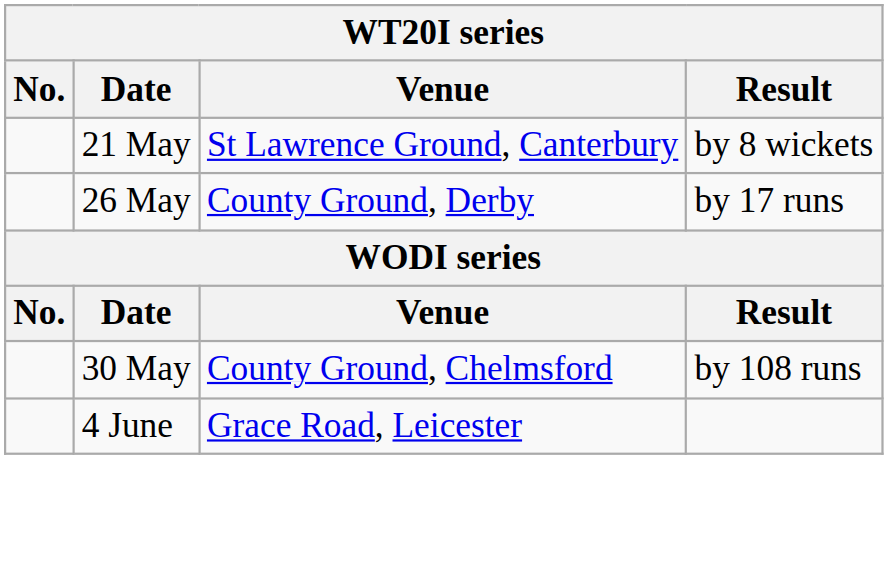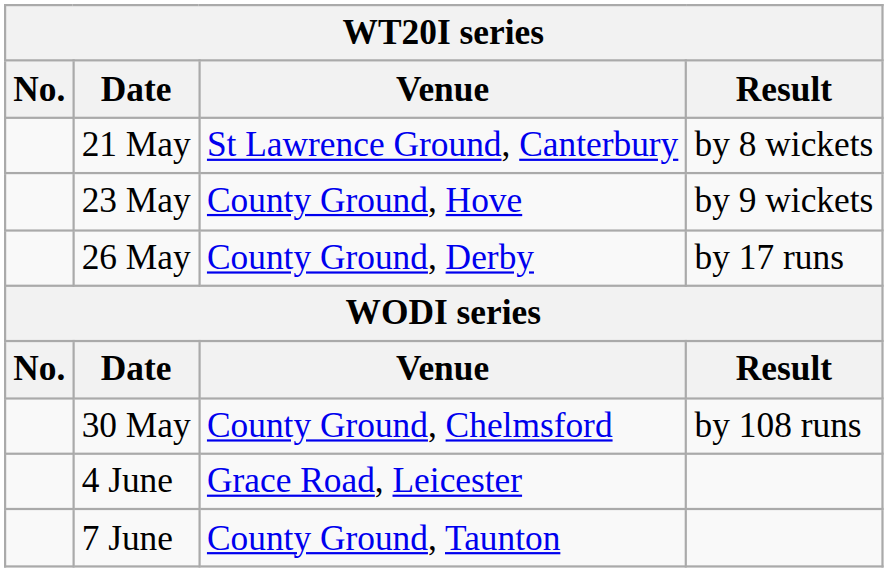+ row: (136, 200)
+ row: (127, 537)
